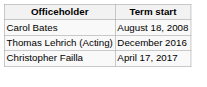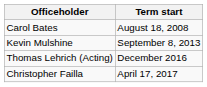+ row: (40, 43)
